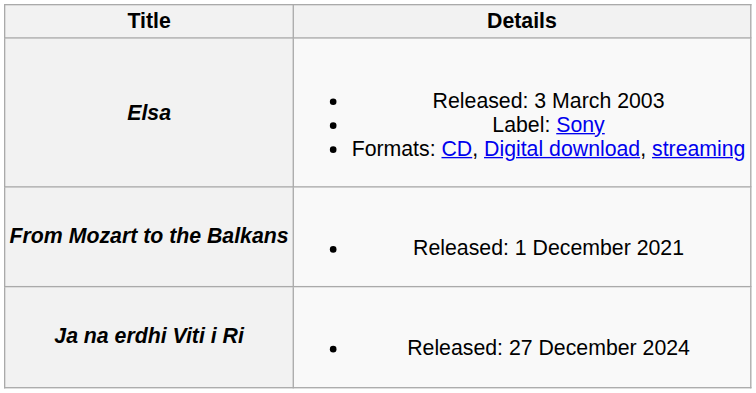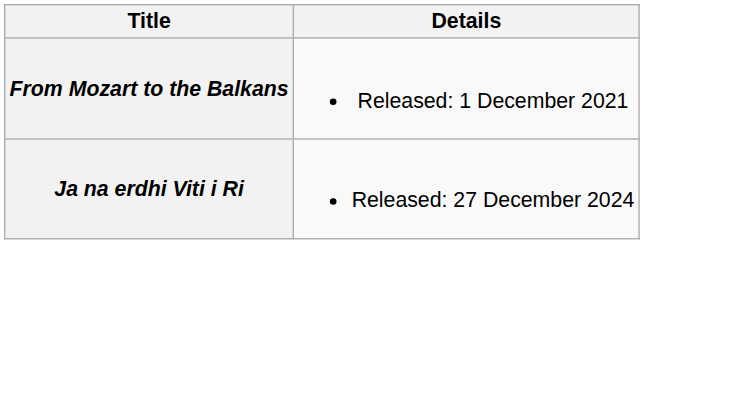- row: (149, 112)
